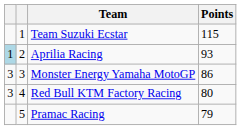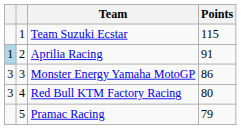(207, 54) 93 -> (207, 54) 91
